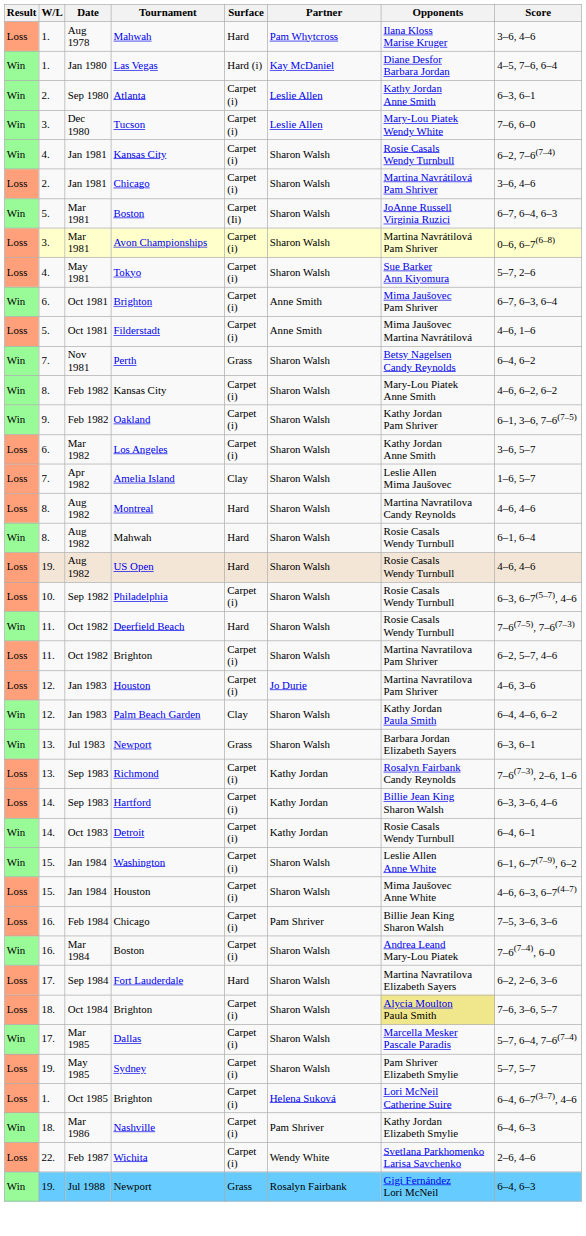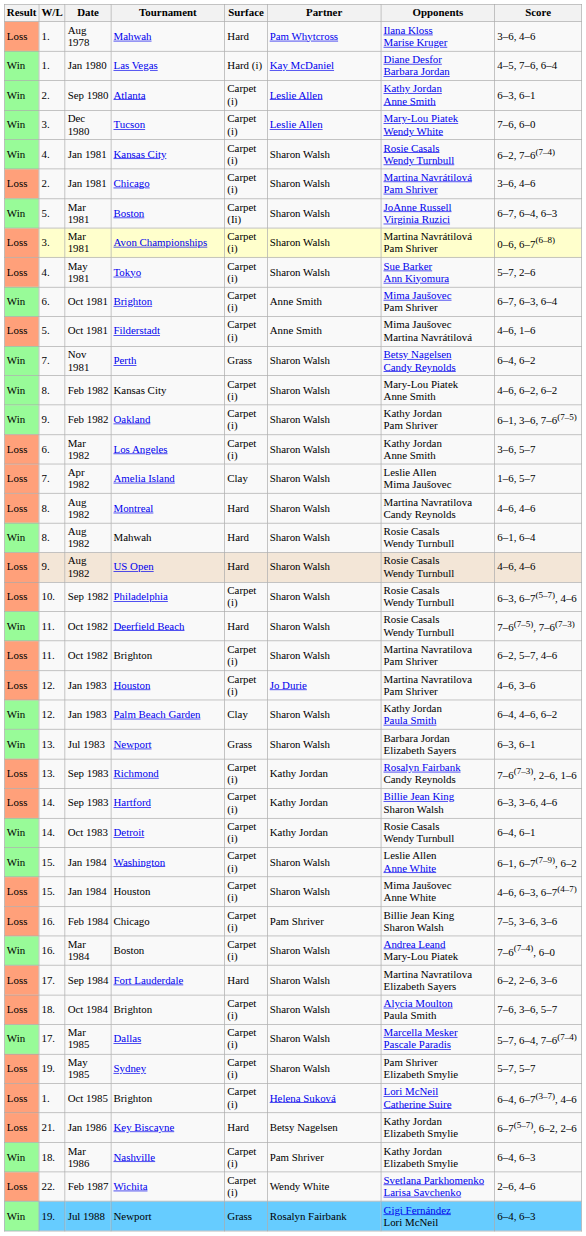(48, 567) 19. -> (46, 567) 9.
(418, 1009) khaki background -> (418, 1009) no background
+ row: (87, 1127)
